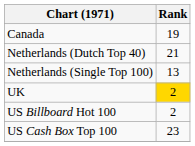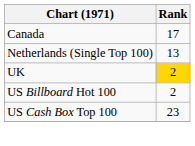(173, 33) 19 -> (173, 33) 17
- row: (76, 53)
